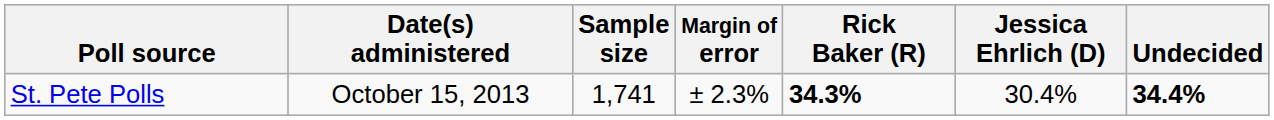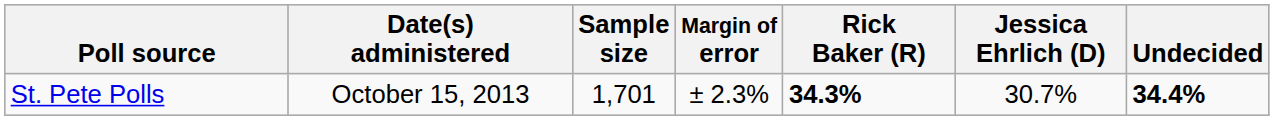(624, 94) 1,741 -> (624, 94) 1,701
(1041, 94) 30.4% -> (1041, 94) 30.7%
